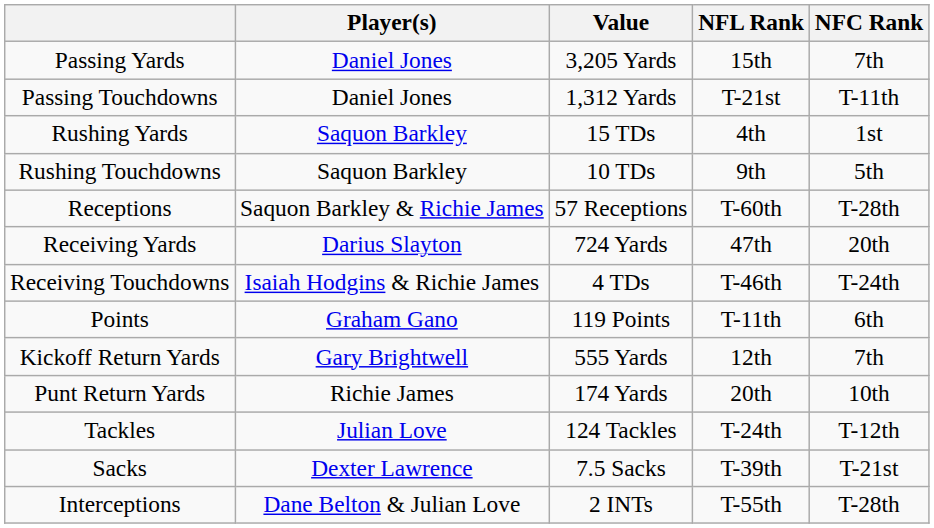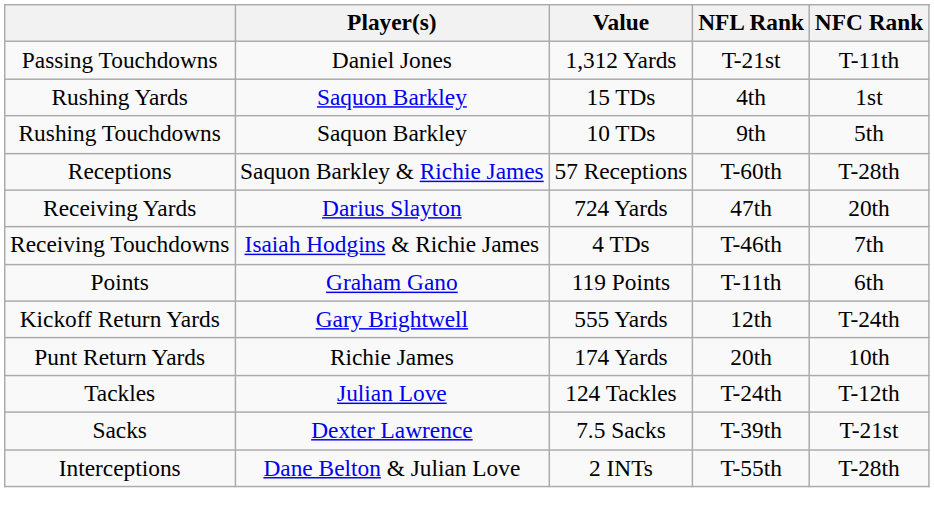- row: (120, 60)
(869, 282) T-24th -> (869, 245) 7th
(869, 356) 7th -> (869, 319) T-24th
